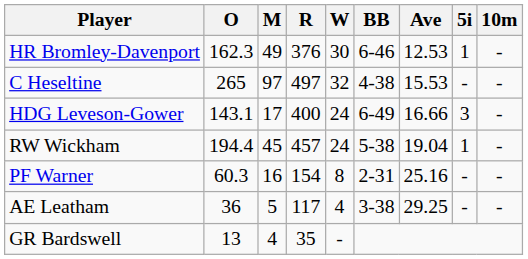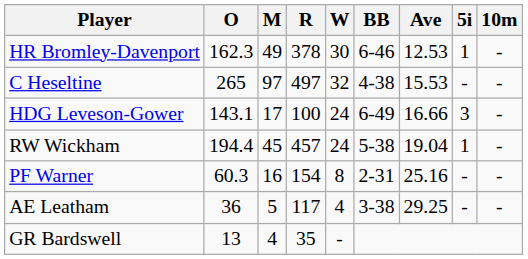(306, 51) 376 -> (306, 51) 378
(306, 113) 400 -> (306, 113) 100
